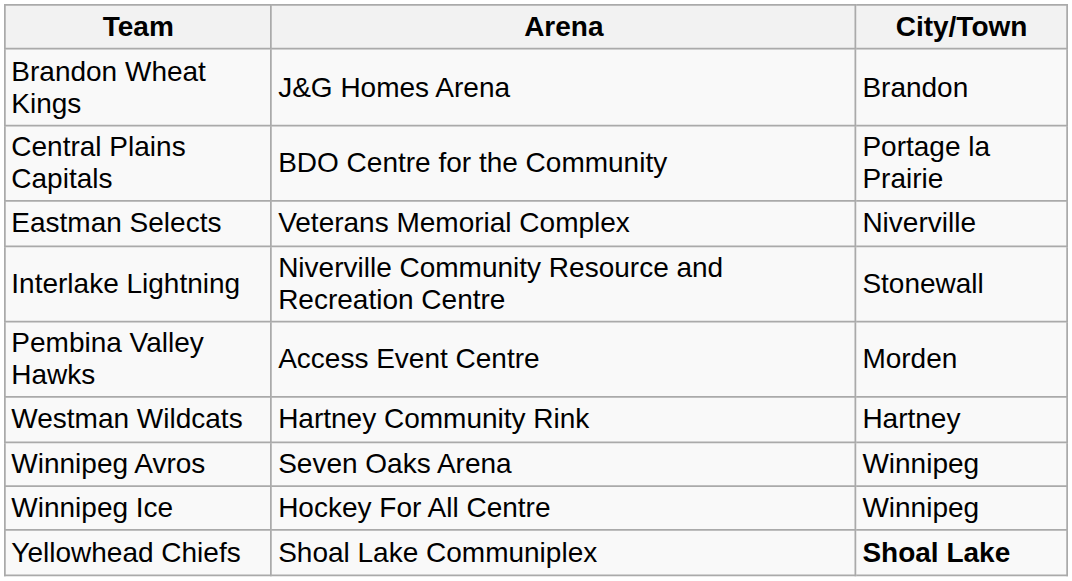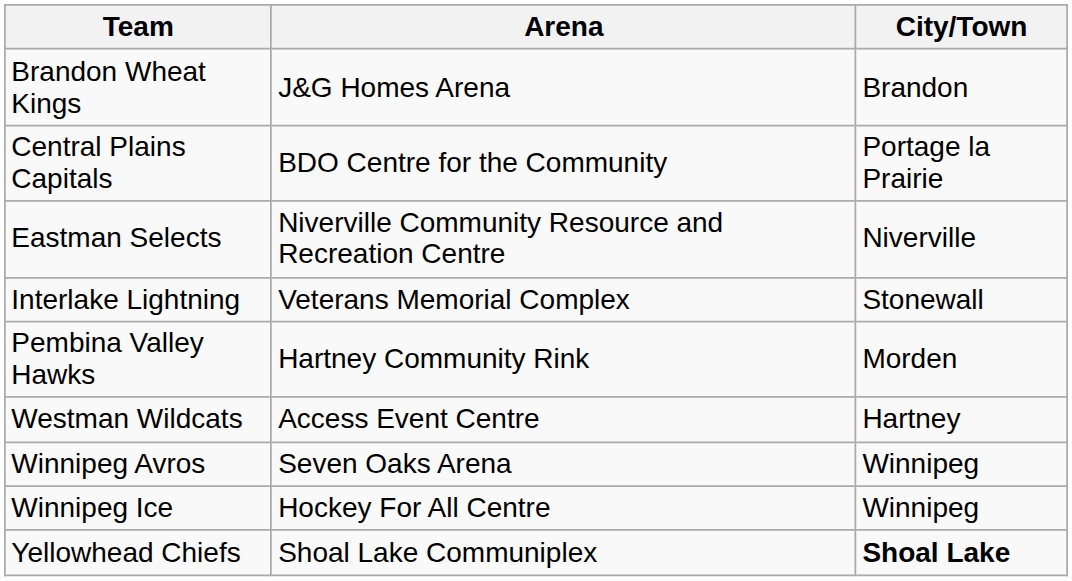(454, 222) Veterans Memorial Complex -> (501, 238) Niverville Community Resource and Recreation Centre
(501, 283) Niverville Community Resource and Recreation Centre -> (454, 298) Veterans Memorial Complex
(409, 358) Access Event Centre -> (434, 358) Hartney Community Rink
(434, 419) Hartney Community Rink -> (409, 419) Access Event Centre
